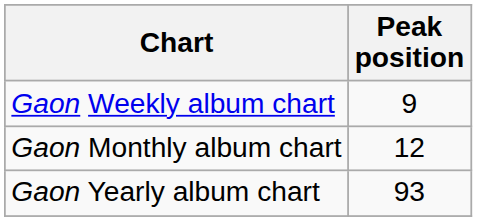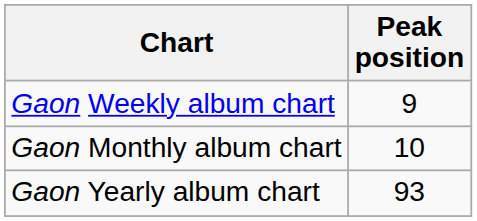(409, 147) 12 -> (409, 147) 10
